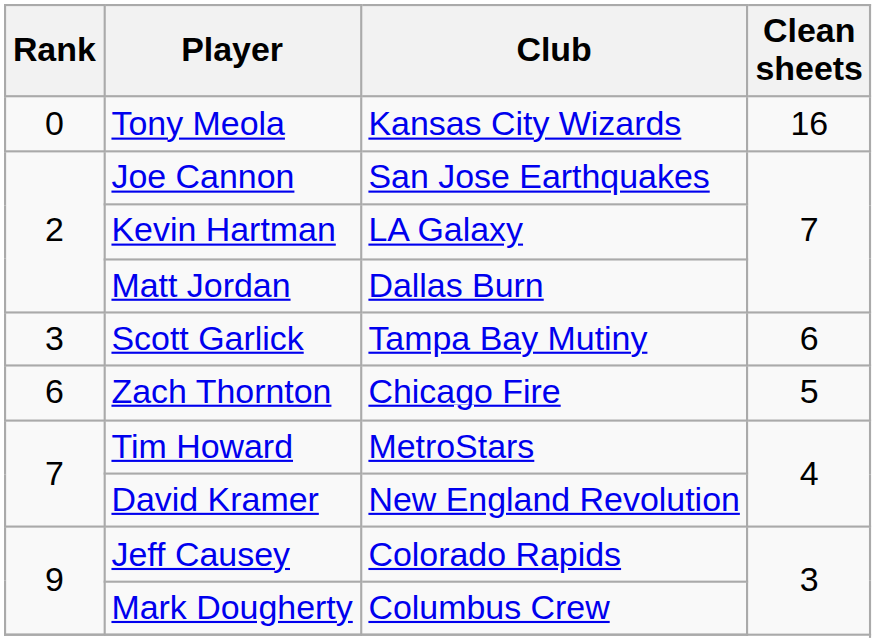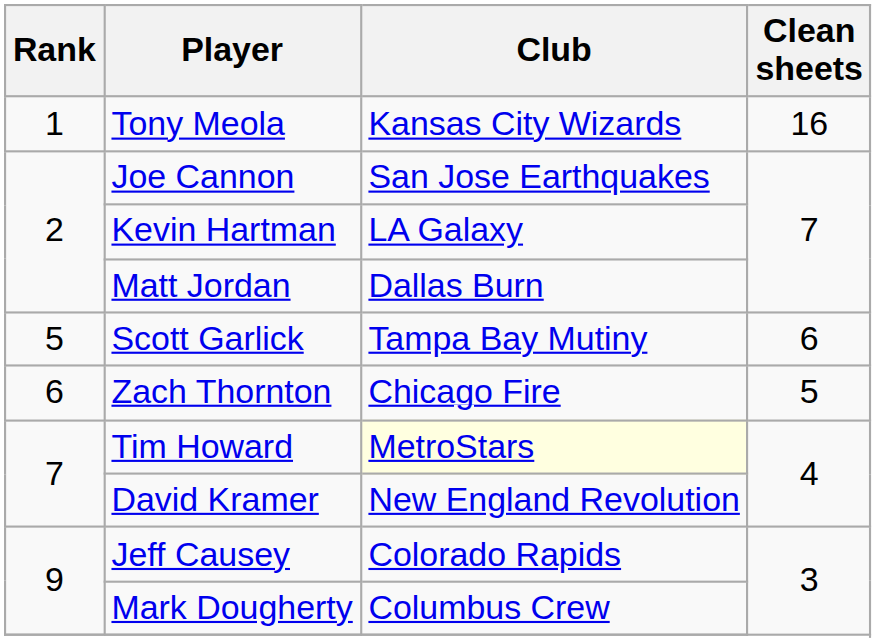(54, 123) 0 -> (54, 123) 1
(54, 338) 3 -> (54, 338) 5
(451, 446) no background -> (451, 446) lightyellow background
